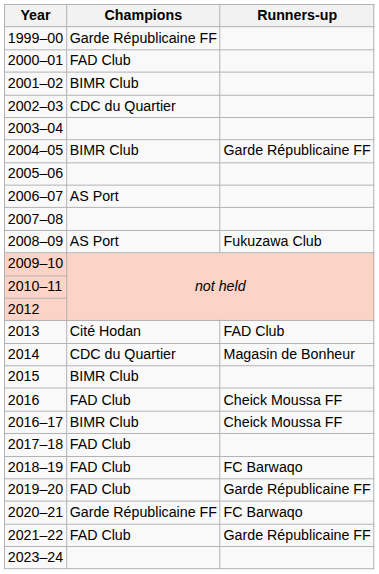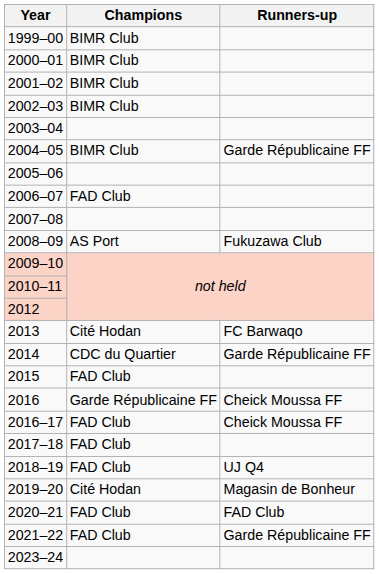(143, 38) Garde Républicaine FF -> (104, 38) BIMR Club
(100, 60) FAD Club -> (104, 60) BIMR Club
(123, 106) CDC du Quartier -> (104, 106) BIMR Club
(94, 196) AS Port -> (100, 196) FAD Club
(254, 331) FAD Club -> (263, 331) FC Barwaqo
(289, 354) Magasin de Bonheur -> (297, 354) Garde Républicaine FF
(104, 377) BIMR Club -> (100, 377) FAD Club
(100, 399) FAD Club -> (143, 399) Garde Républicaine FF
(104, 422) BIMR Club -> (100, 422) FAD Club
(263, 467) FC Barwaqo -> (244, 467) UJ Q4
(100, 490) FAD Club -> (105, 490) Cité Hodan
(297, 490) Garde Républicaine FF -> (289, 490) Magasin de Bonheur
(143, 512) Garde Républicaine FF -> (100, 512) FAD Club
(263, 512) FC Barwaqo -> (254, 512) FAD Club
